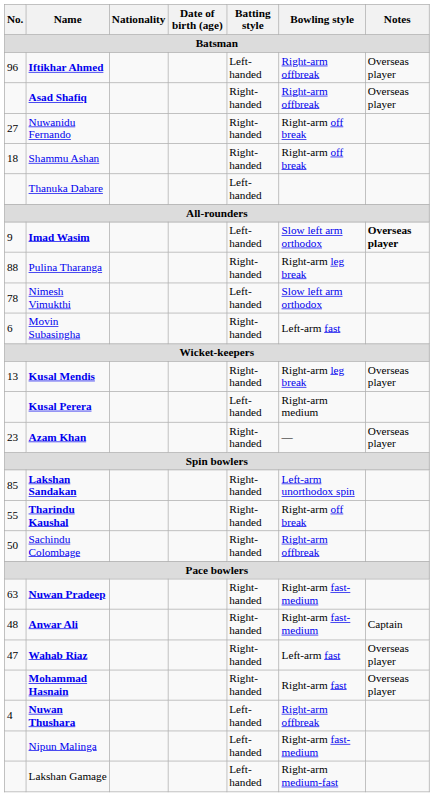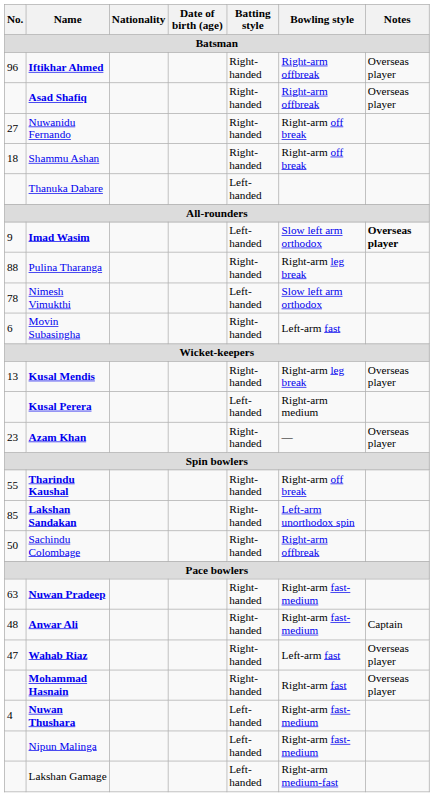(245, 67) Left-handed -> (245, 67) Right-handed
rows swapped: (53, 485) <-> (52, 515)
(305, 715) Right-arm offbreak -> (316, 715) Right-arm fast-medium
